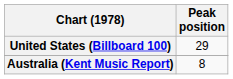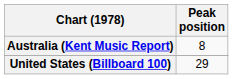rows swapped: (90, 64) <-> (90, 45)
